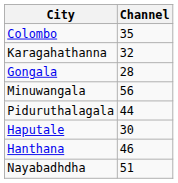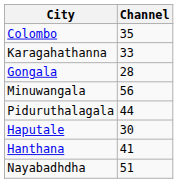(127, 53) 32 -> (127, 53) 33
(127, 149) 46 -> (127, 149) 41
